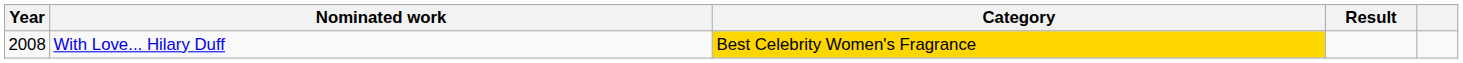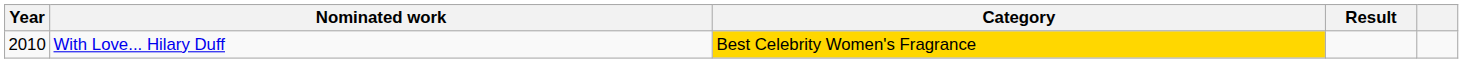(27, 44) 2008 -> (27, 44) 2010
